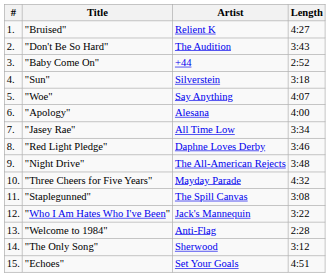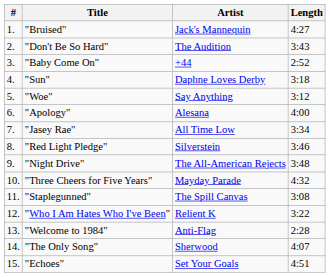(195, 29) Relient K -> (213, 29) Jack's Mannequin
(198, 79) Silverstein -> (220, 79) Daphne Loves Derby
(300, 96) 4:07 -> (300, 96) 3:12
(220, 146) Daphne Loves Derby -> (198, 146) Silverstein
(213, 213) Jack's Mannequin -> (195, 213) Relient K
(300, 247) 3:12 -> (300, 247) 4:07
